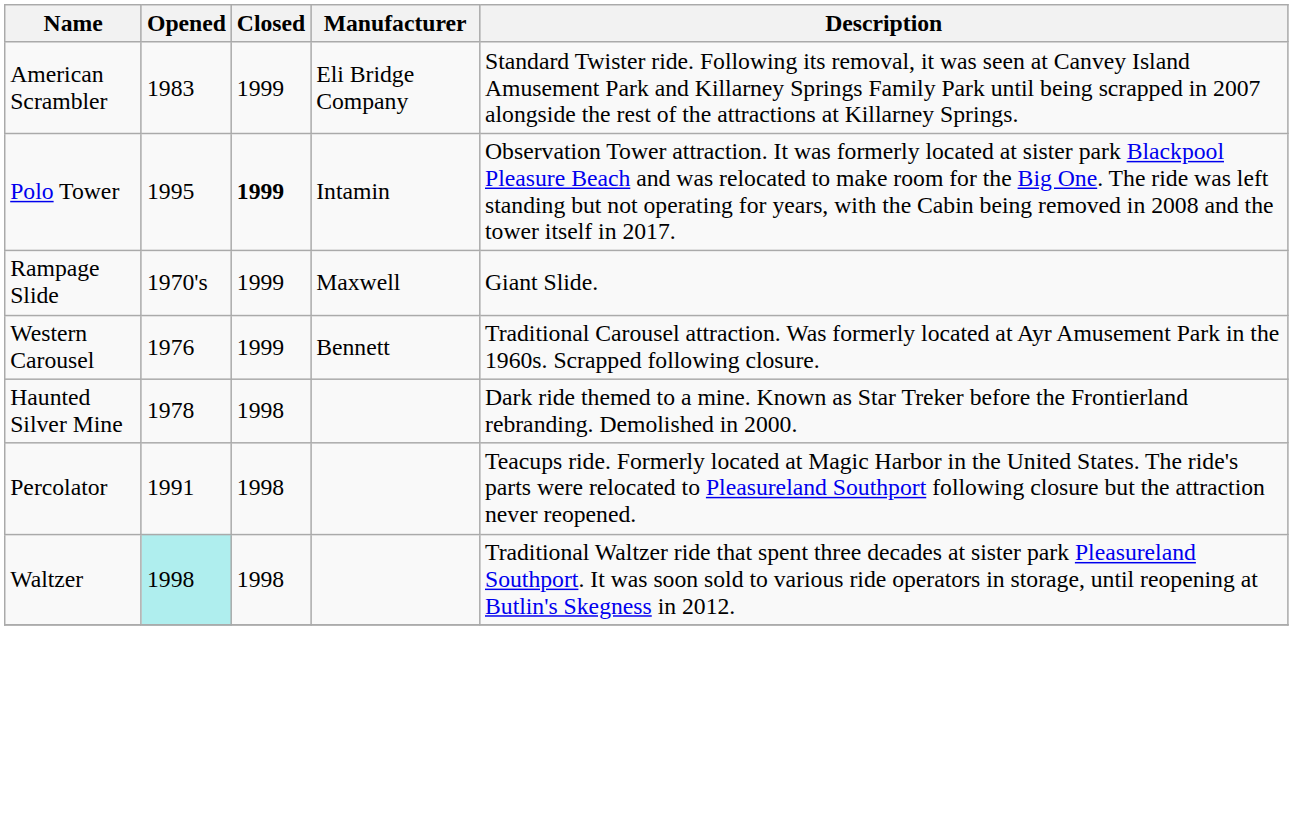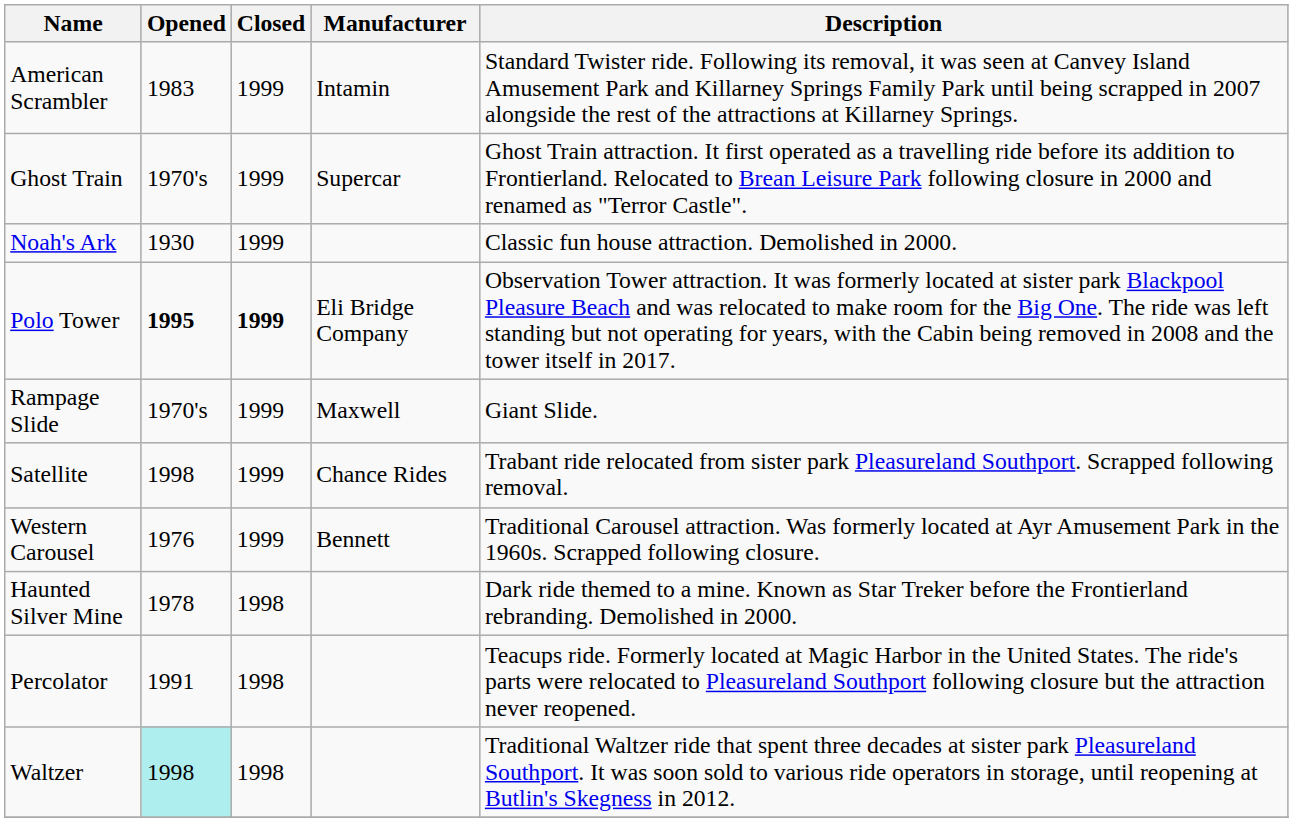(365, 87) Eli Bridge Company -> (353, 87) Intamin
+ row: (66, 178)
+ row: (63, 242)
(171, 191) normal -> (171, 320) bold
(353, 191) Intamin -> (365, 320) Eli Bridge Company
+ row: (49, 475)
